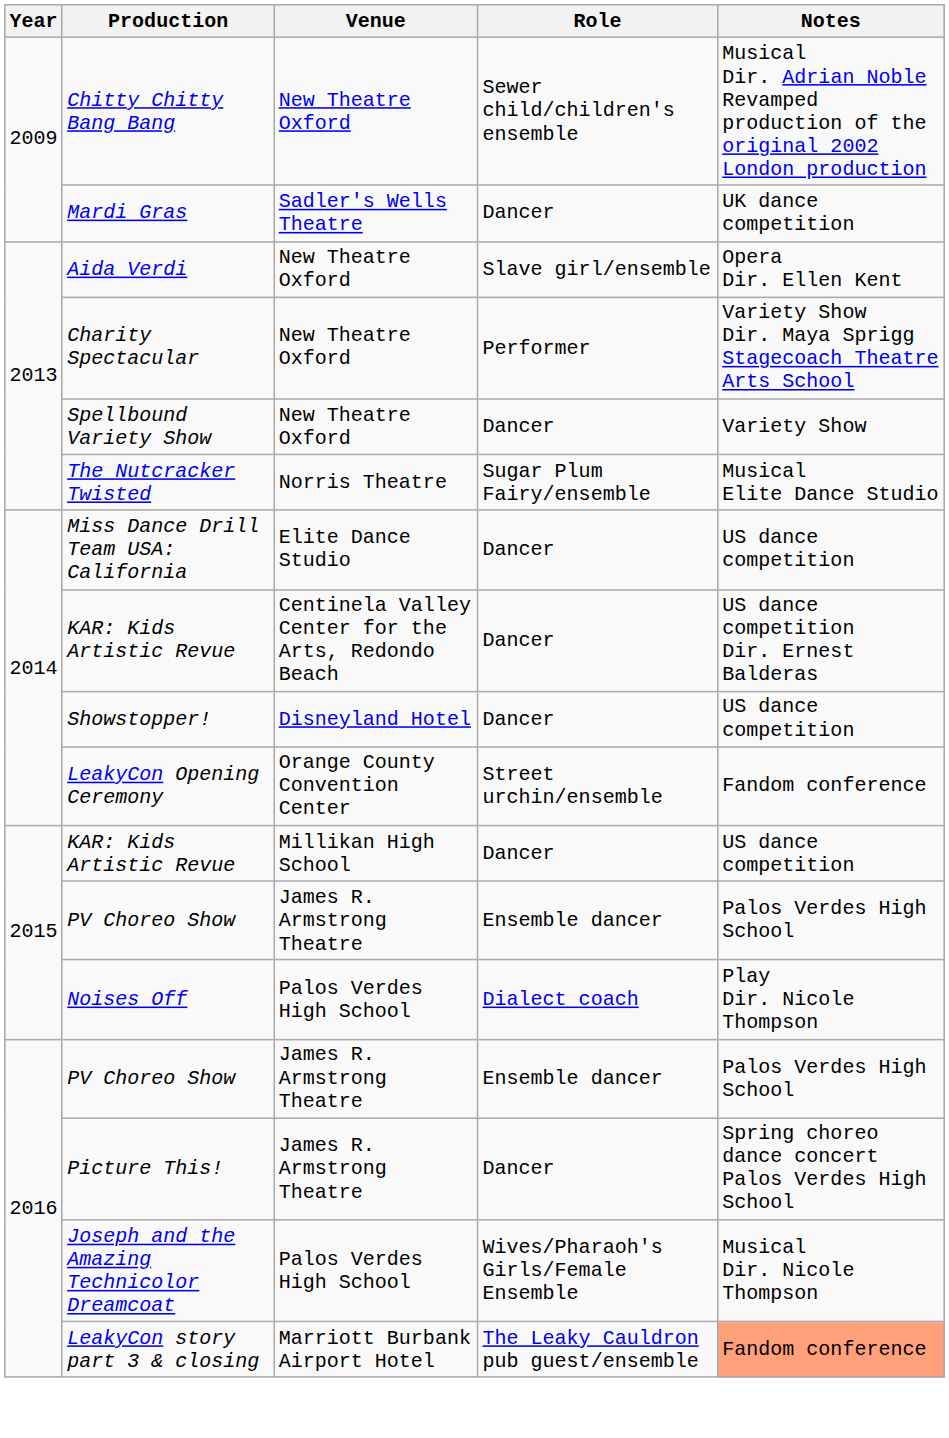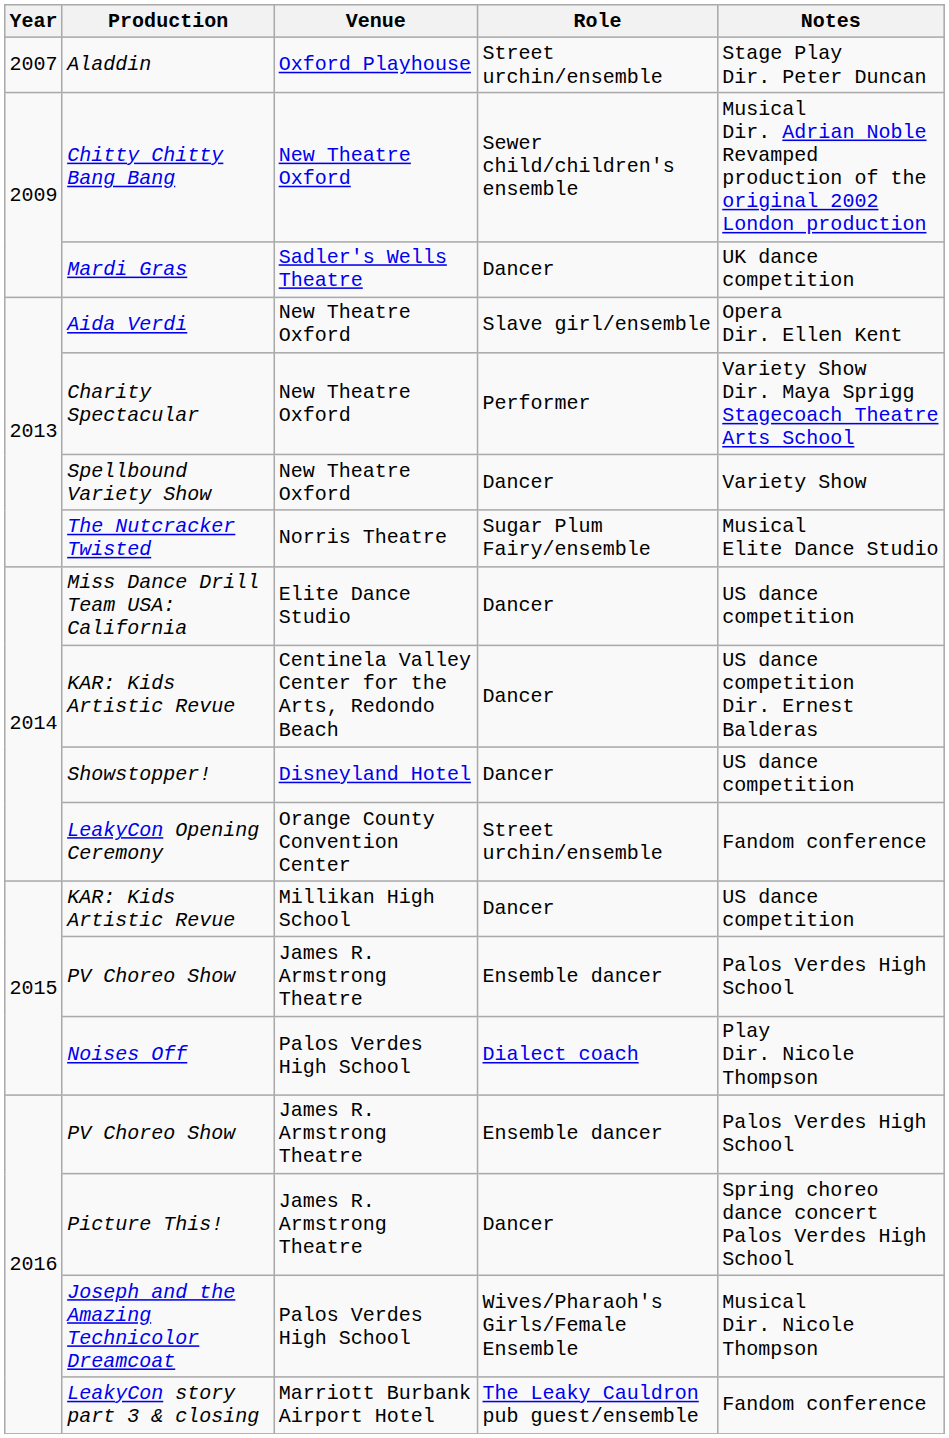+ row: (34, 65)
(824, 1350) lightsalmon background -> (824, 1405) no background
